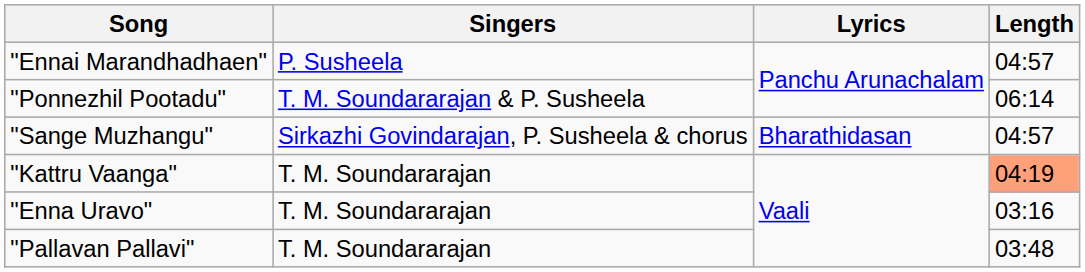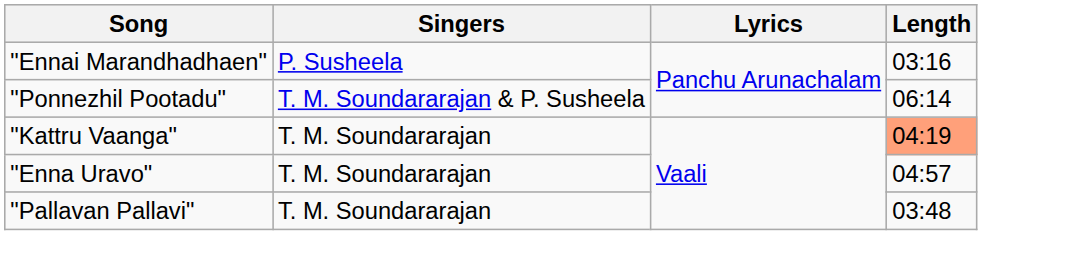(1025, 61) 04:57 -> (922, 61) 03:16
- row: (112, 136)
(1025, 211) 03:16 -> (922, 174) 04:57
